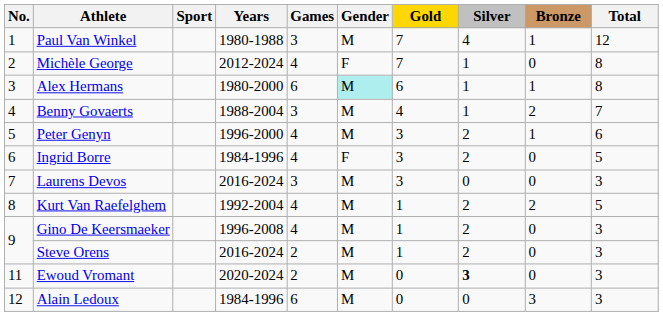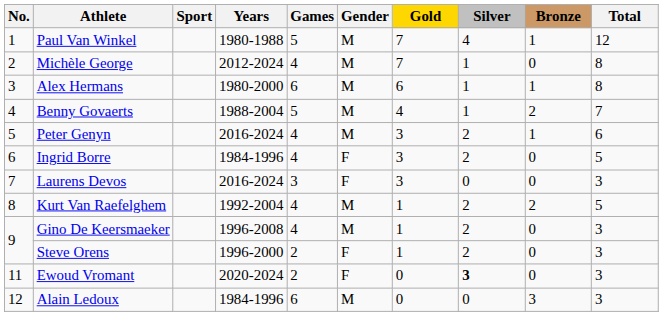(294, 39) 3 -> (294, 39) 5
(345, 63) F -> (348, 63) M
(348, 87) paleturquoise background -> (348, 87) no background
(294, 110) 3 -> (294, 110) 5
(251, 134) 1996-2000 -> (251, 134) 2016-2024
(348, 181) M -> (345, 181) F
(251, 252) 2016-2024 -> (251, 252) 1996-2000
(348, 252) M -> (345, 252) F
(348, 275) M -> (345, 275) F
